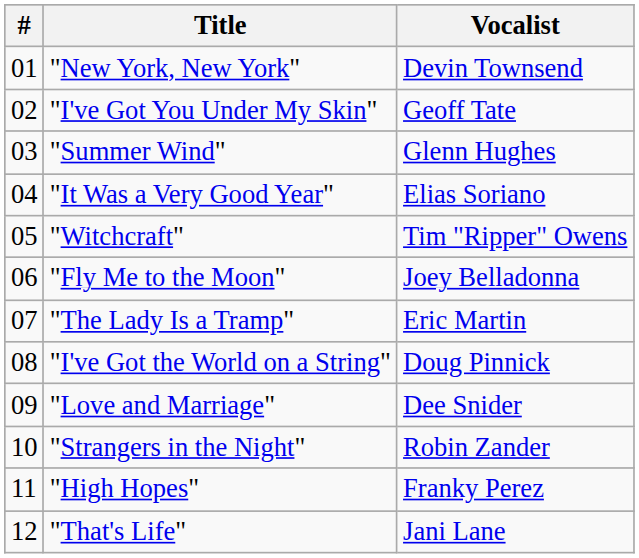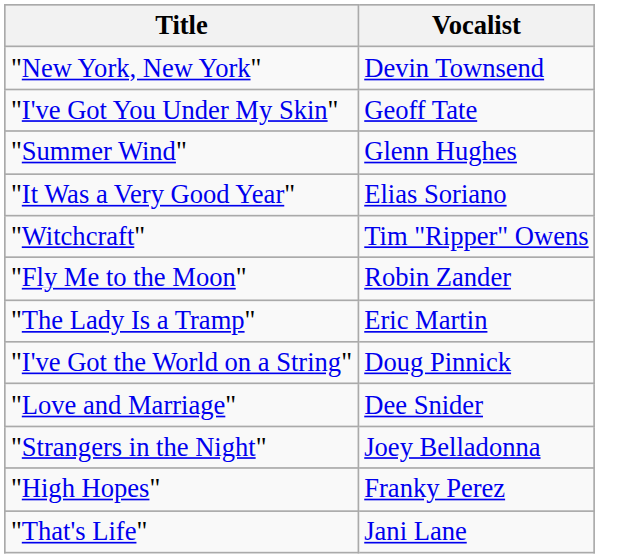- column: (24, 25)
(491, 278) Joey Belladonna -> (438, 278) Robin Zander
(476, 446) Robin Zander -> (452, 446) Joey Belladonna
